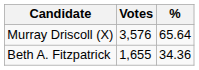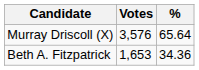(135, 55) 1,655 -> (135, 55) 1,653
